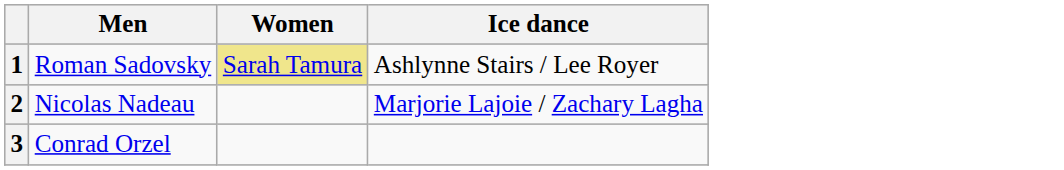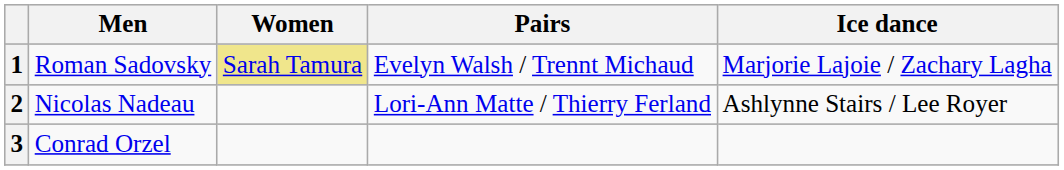+ column: (542, 24)
(516, 64) Ashlynne Stairs / Lee Royer -> (887, 64) Marjorie Lajoie / Zachary Lagha
(538, 104) Marjorie Lajoie / Zachary Lagha -> (865, 104) Ashlynne Stairs / Lee Royer
